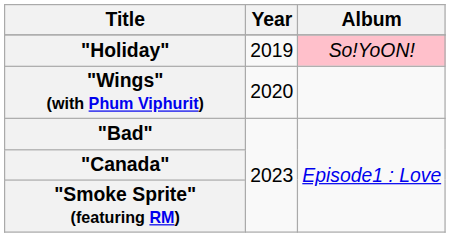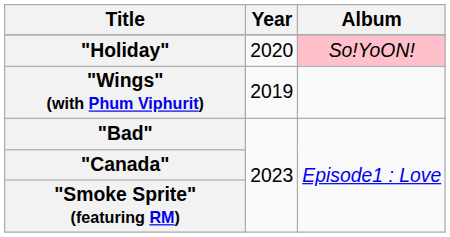(272, 50) 2019 -> (272, 50) 2020
(272, 92) 2020 -> (272, 92) 2019
